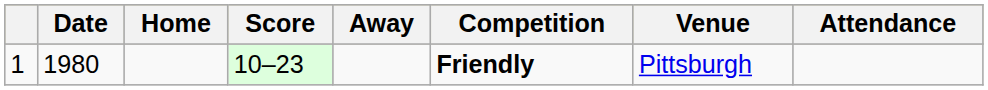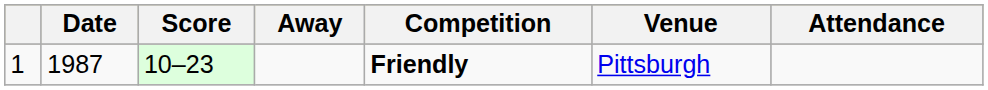- column: (176, 24)
(71, 64) 1980 -> (75, 64) 1987
